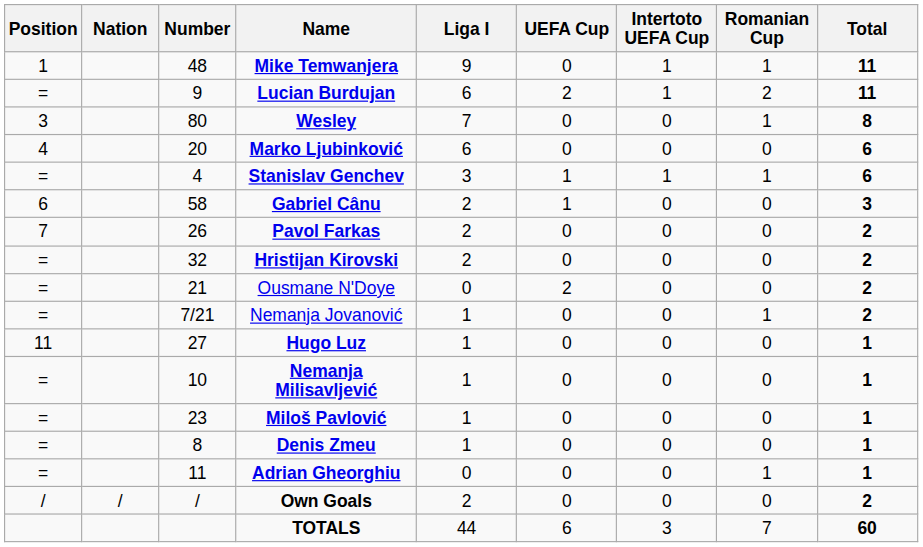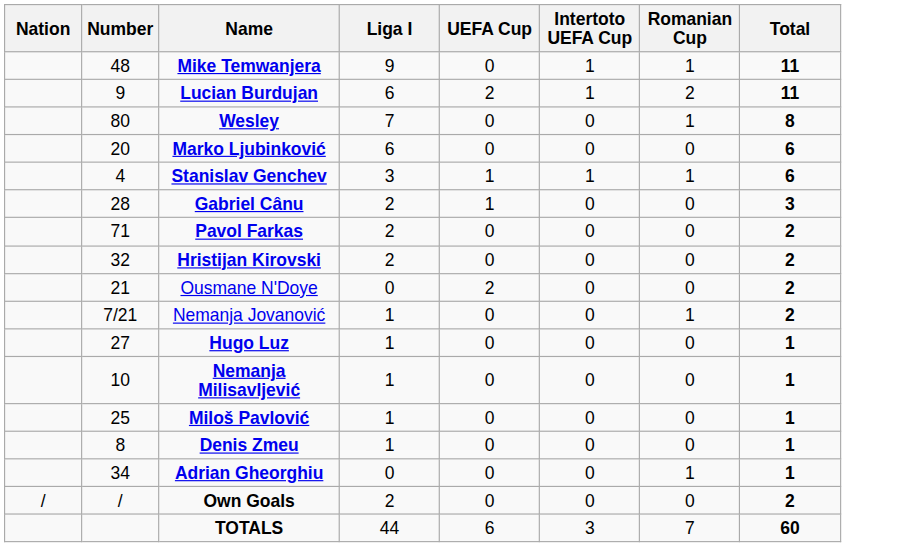- column: (43, 28)
(197, 204) 58 -> (120, 204) 28
(197, 232) 26 -> (120, 232) 71
(197, 417) 23 -> (120, 417) 25
(197, 473) 11 -> (120, 473) 34
